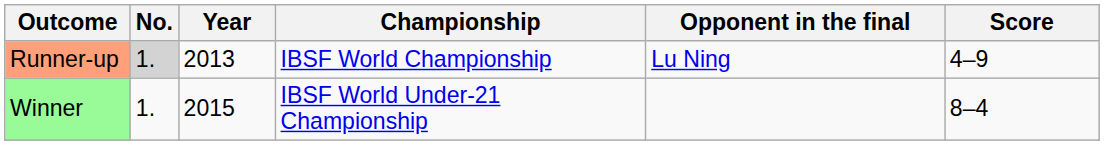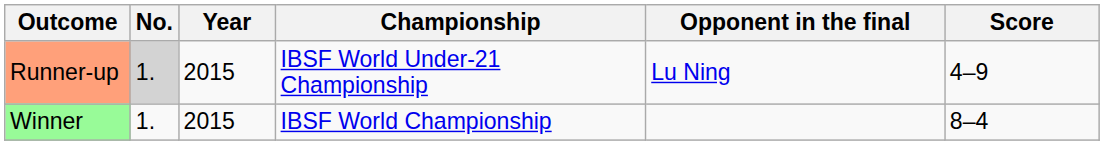(209, 59) 2013 -> (209, 72) 2015
(416, 59) IBSF World Championship -> (391, 72) IBSF World Under-21 Championship
(391, 108) IBSF World Under-21 Championship -> (416, 121) IBSF World Championship
